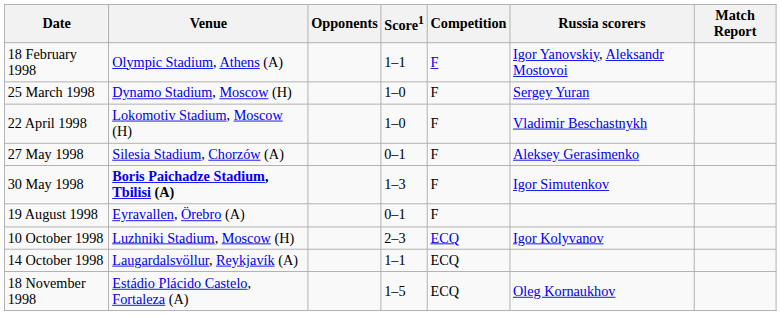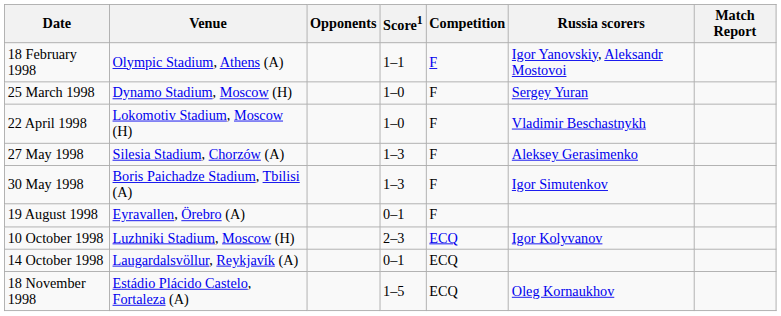(395, 154) 0–1 -> (394, 154) 1–3
(190, 184) bold -> (206, 184) normal
(395, 260) 1–1 -> (394, 260) 0–1
